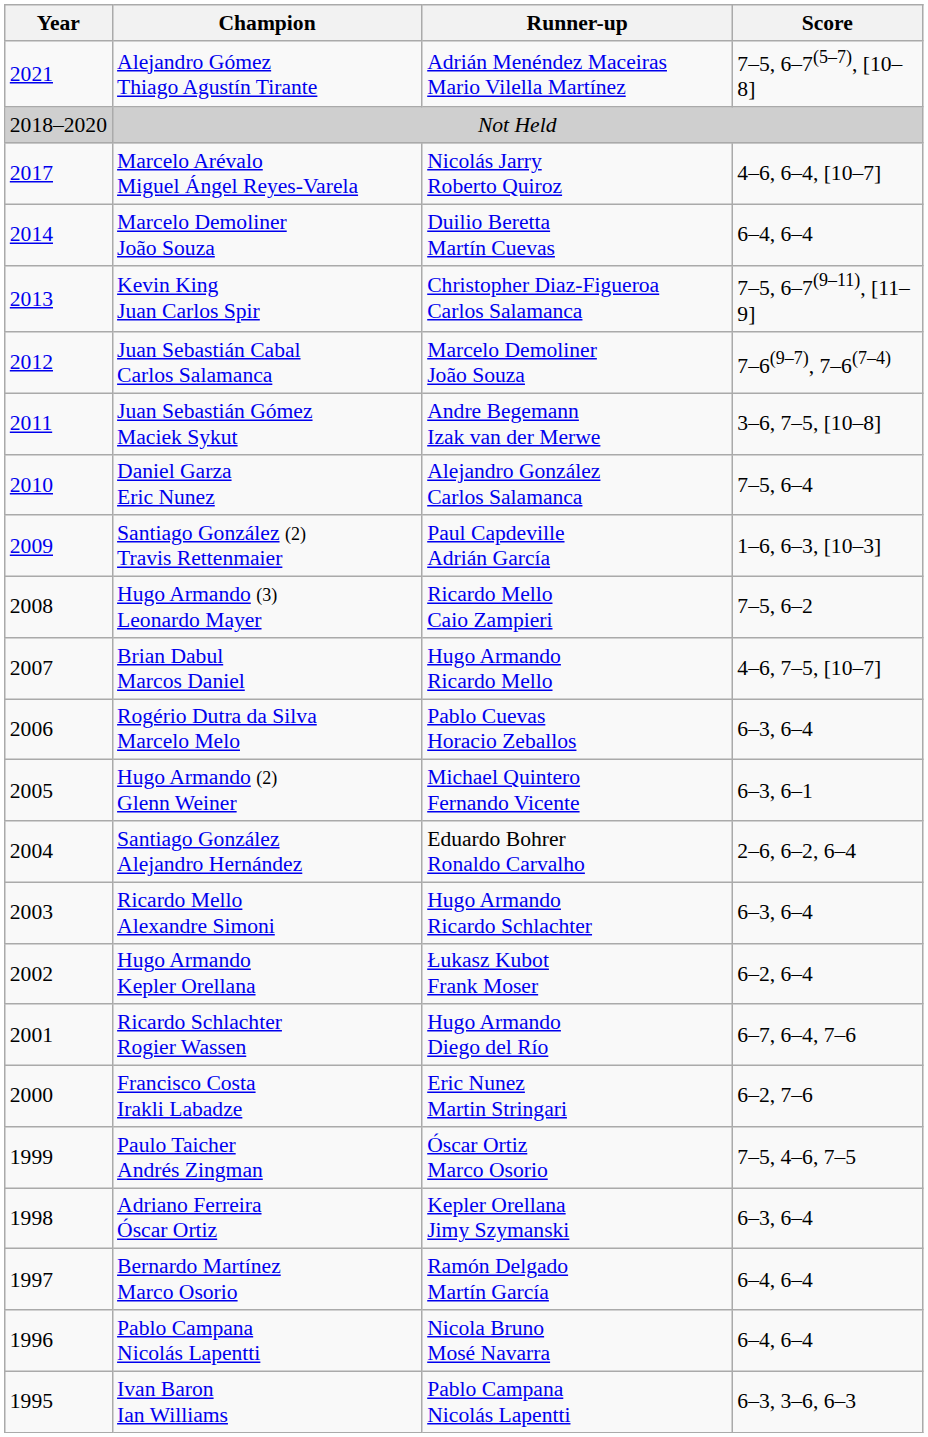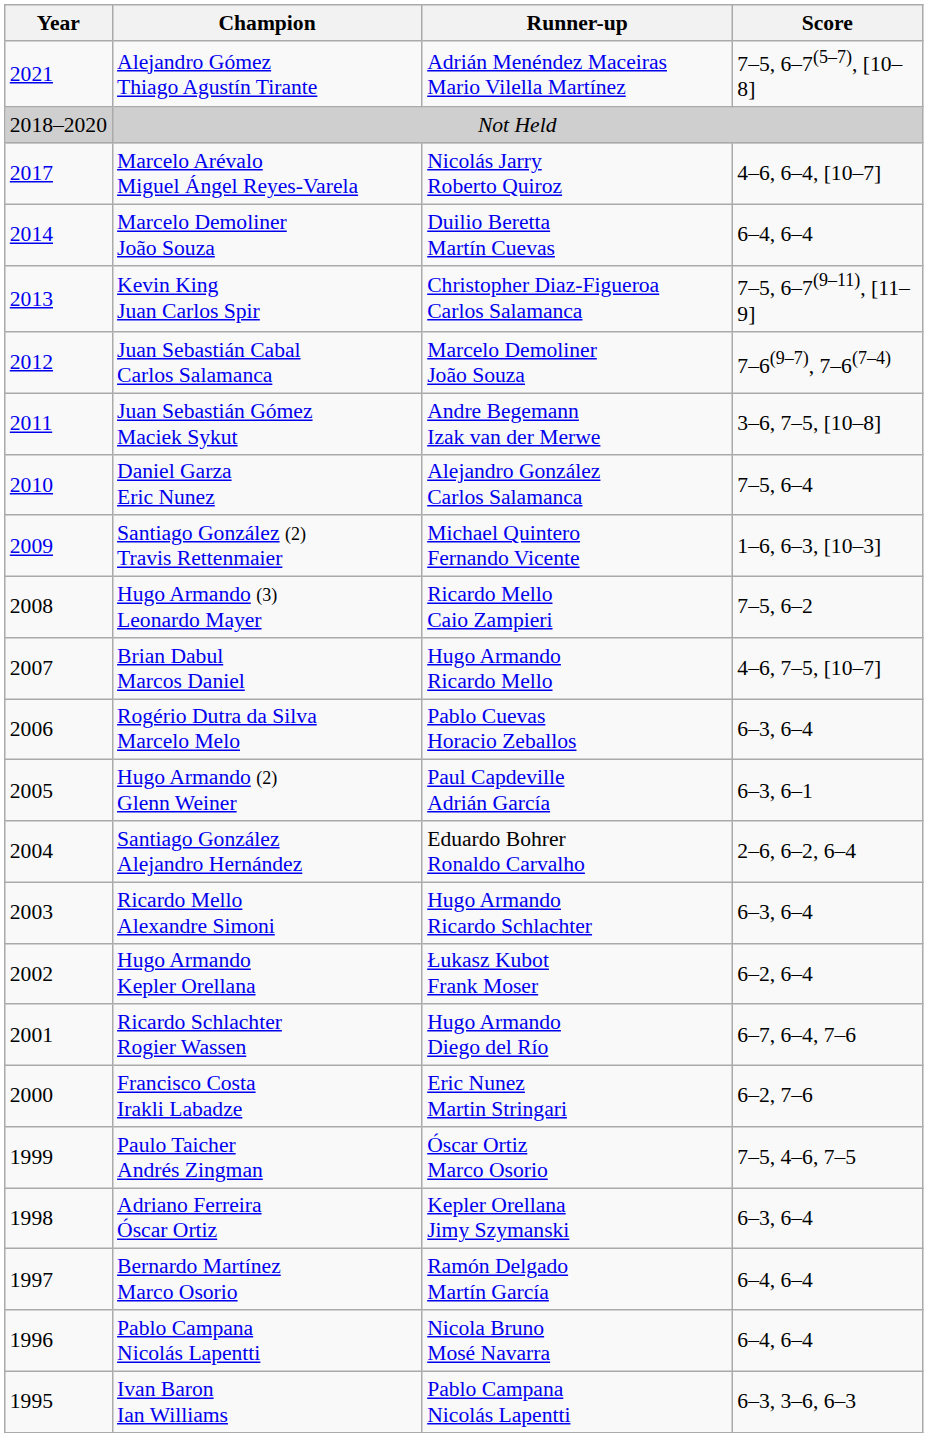(496, 545) Paul Capdeville Adrián García -> (504, 545) Michael Quintero Fernando Vicente
(504, 790) Michael Quintero Fernando Vicente -> (496, 790) Paul Capdeville Adrián García
